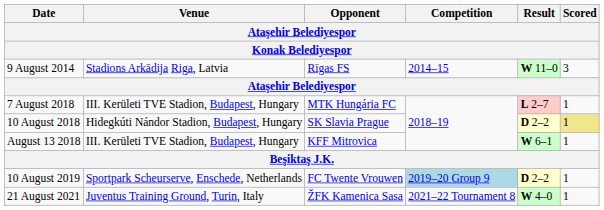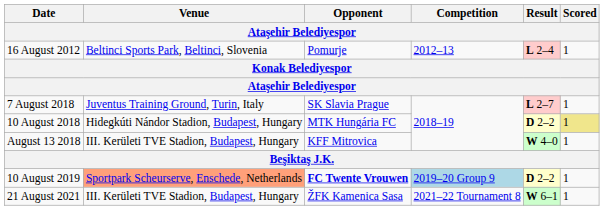+ row: (43, 50)
- row: (41, 68)
(192, 104) III. Kerületi TVE Stadion, Budapest, Hungary -> (175, 104) Juventus Training Ground, Turin, Italy
(352, 104) MTK Hungária FC -> (348, 104) SK Slavia Prague
(348, 123) SK Slavia Prague -> (352, 123) MTK Hungária FC
(536, 141) W 6–1 -> (542, 141) W 4–0
(194, 178) no background -> (194, 178) lightsalmon background
(355, 178) normal -> (358, 178) bold
(175, 196) Juventus Training Ground, Turin, Italy -> (192, 196) III. Kerületi TVE Stadion, Budapest, Hungary
(536, 196) W 4–0 -> (542, 196) W 6–1
